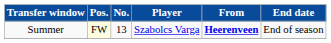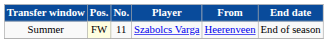(121, 30) 13 -> (121, 30) 11
(231, 30) bold -> (230, 30) normal
